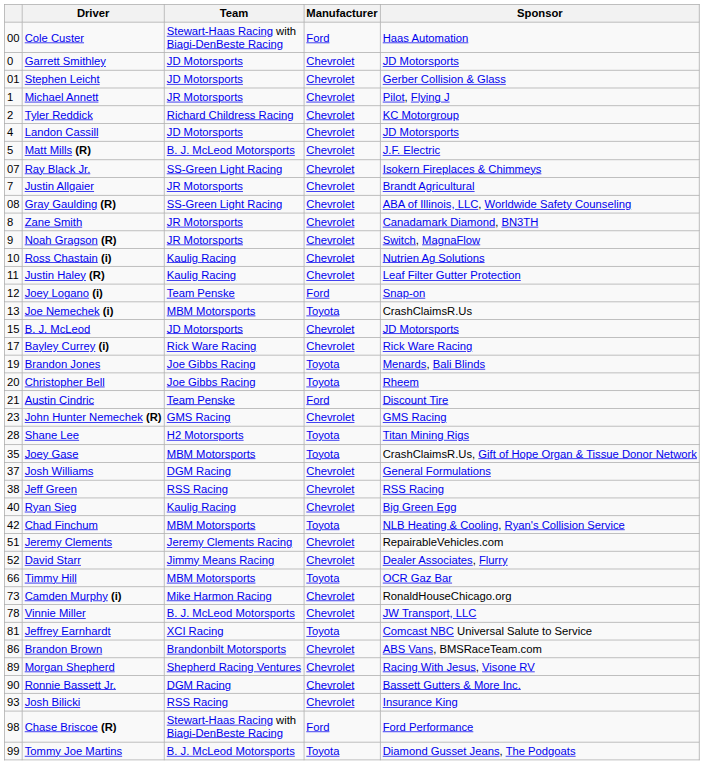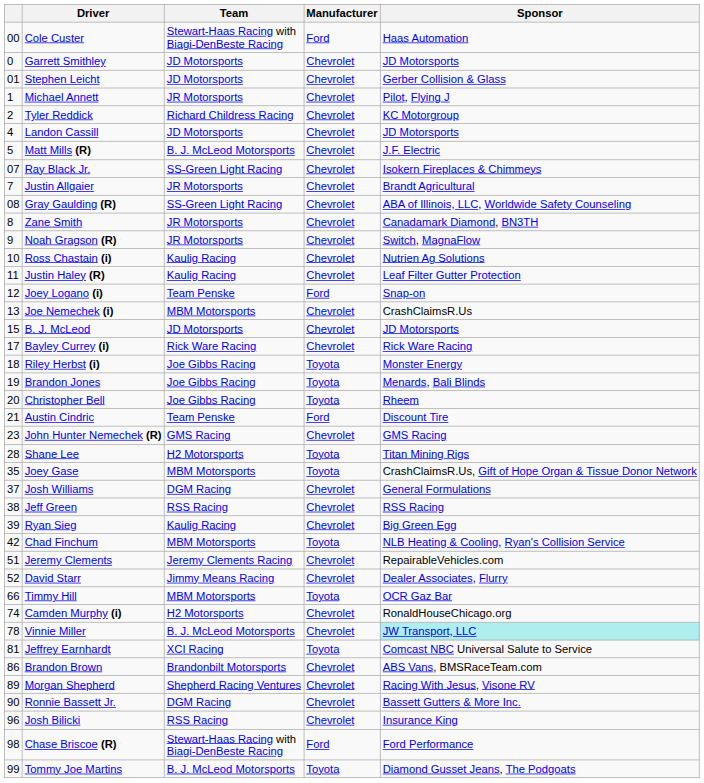(323, 311) Toyota -> (330, 311) Chevrolet
+ row: (62, 364)
(13, 507) 40 -> (13, 525) 39
(13, 596) 73 -> (13, 614) 74
(219, 596) Mike Harmon Racing -> (205, 614) H2 Motorsports
(430, 614) no background -> (430, 631) paleturquoise background
(13, 703) 93 -> (13, 720) 96
